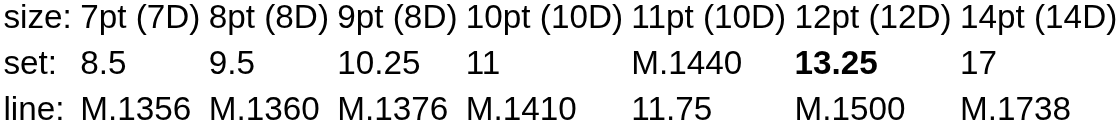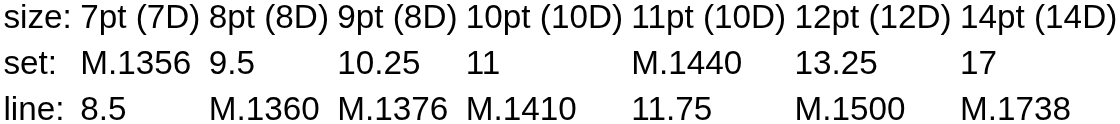(103, 63) 8.5 -> (136, 63) M.1356
(836, 63) bold -> (836, 63) normal
(136, 108) M.1356 -> (103, 108) 8.5
